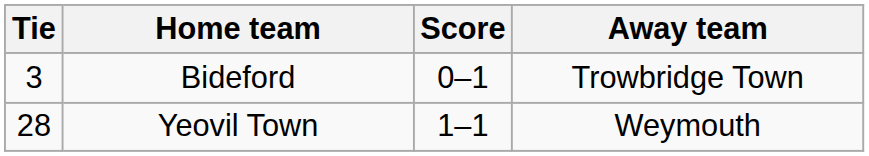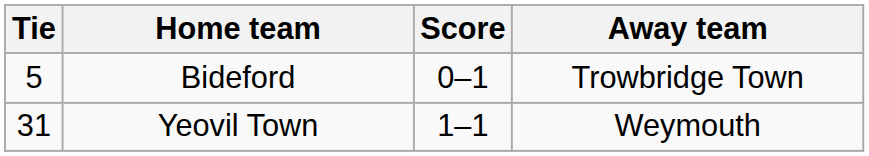(34, 77) 3 -> (34, 77) 5
(34, 126) 28 -> (34, 126) 31
